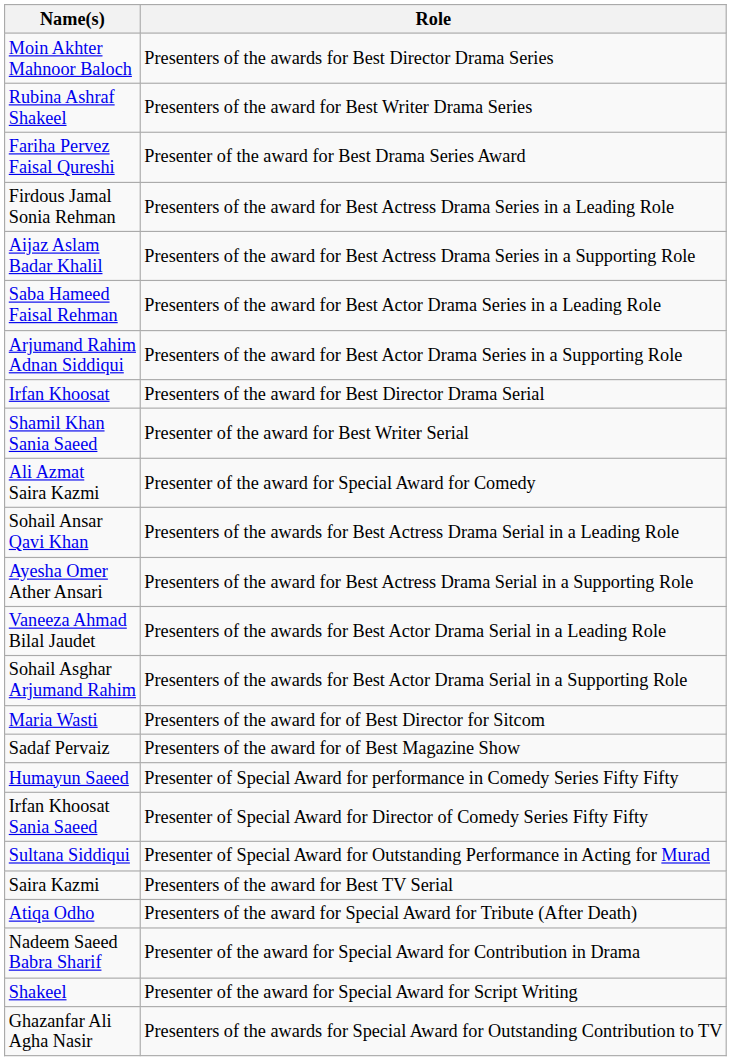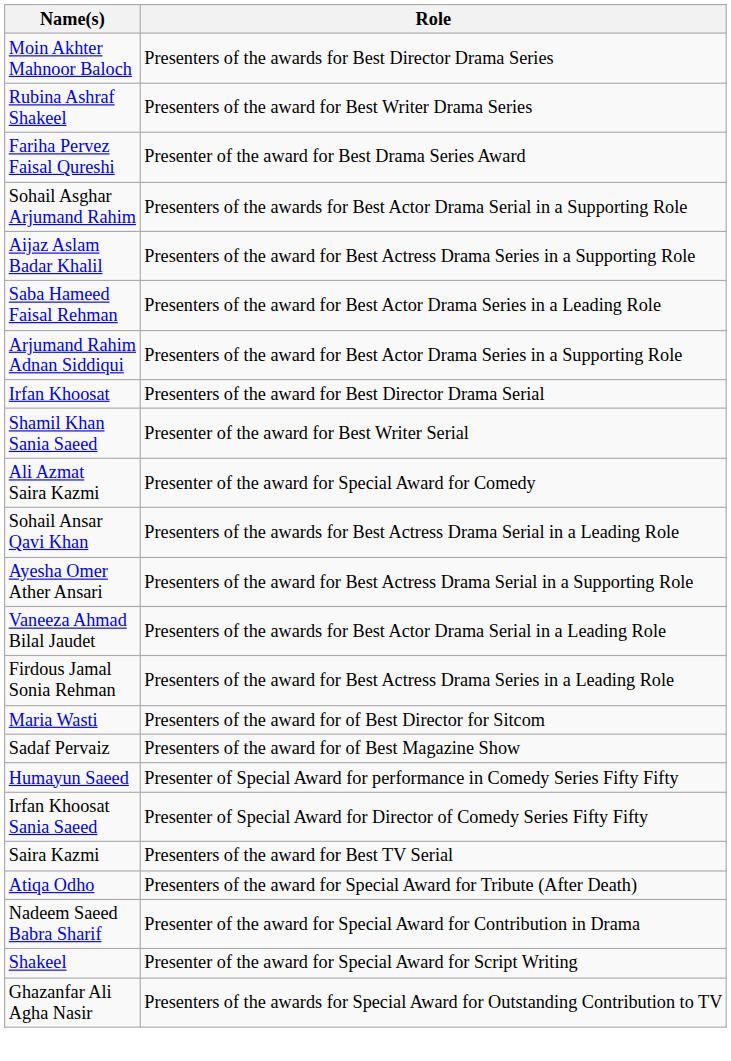rows swapped: (62, 206) <-> (72, 680)
- row: (69, 855)
